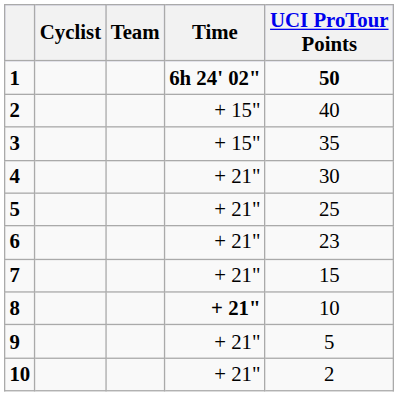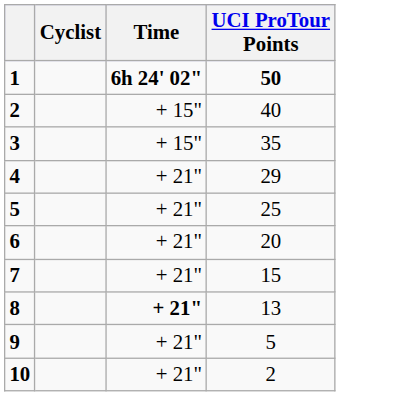- column: (135, 32)
(329, 176) 30 -> (271, 176) 29
(329, 242) 23 -> (271, 242) 20
(329, 308) 10 -> (271, 308) 13
